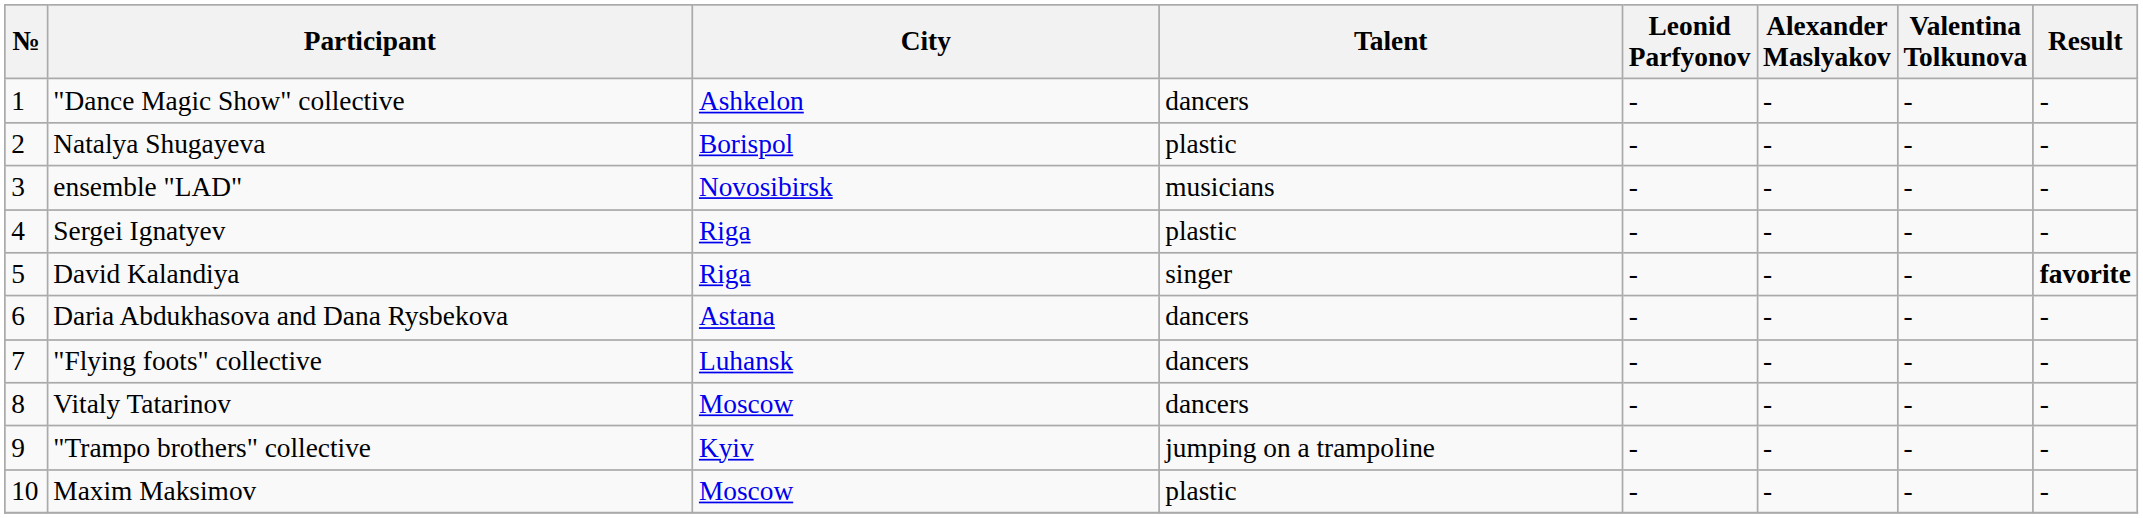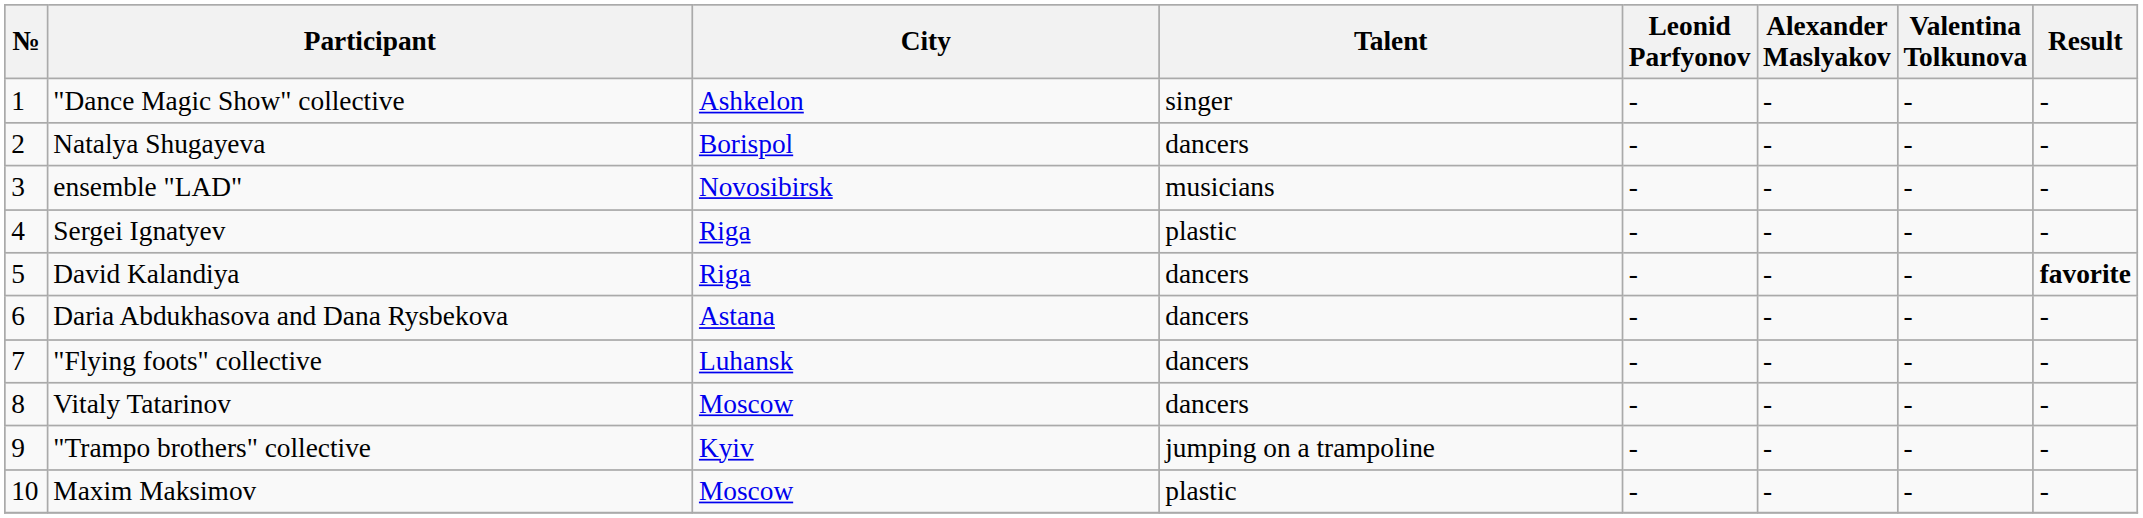(1207, 100) dancers -> (1199, 100) singer
(1201, 143) plastic -> (1207, 143) dancers
(1199, 273) singer -> (1207, 273) dancers
